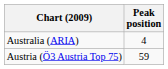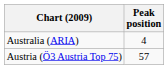(144, 56) 59 -> (144, 56) 57
